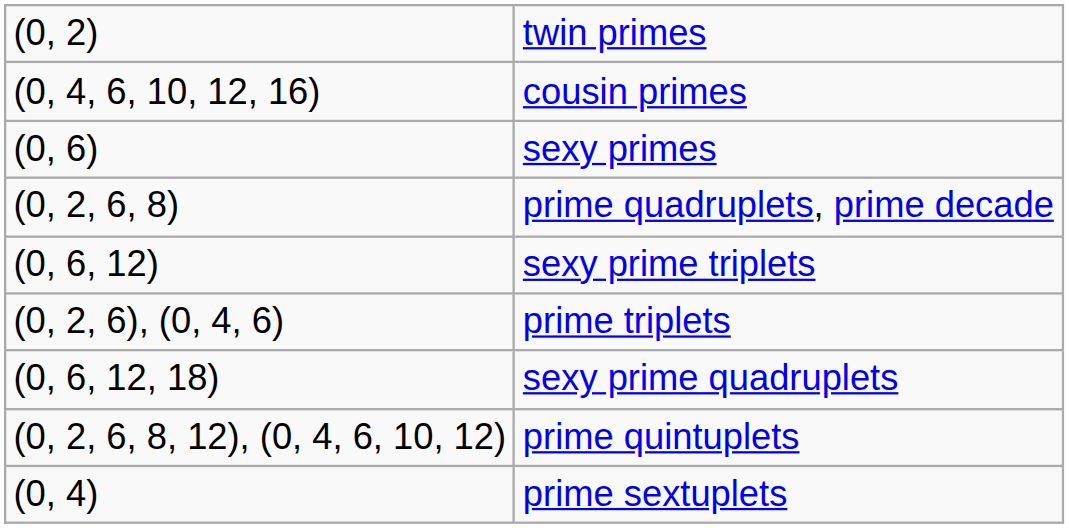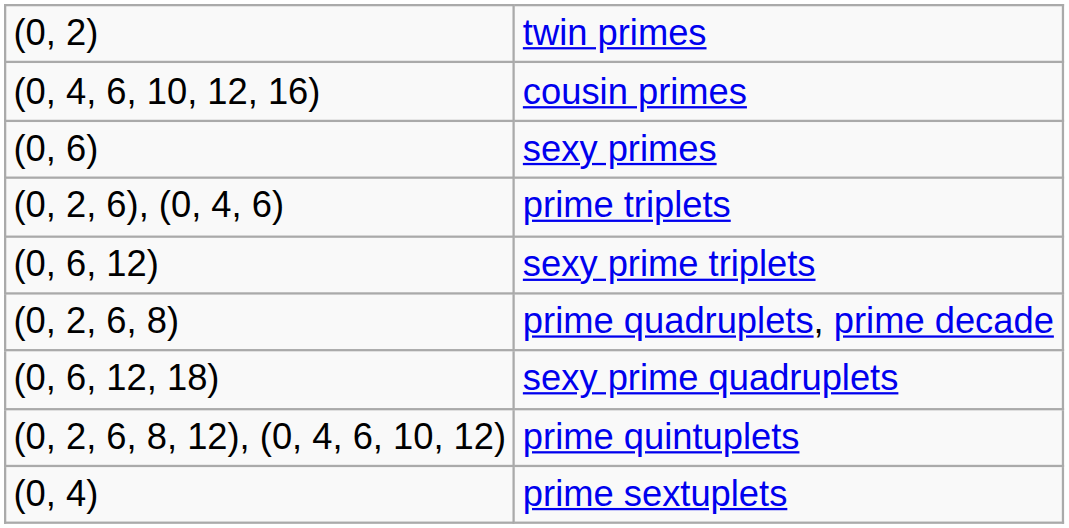rows swapped: (627, 321) <-> (788, 206)
